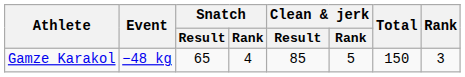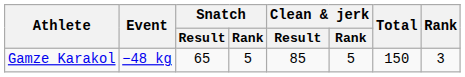(248, 60) 4 -> (248, 60) 5
